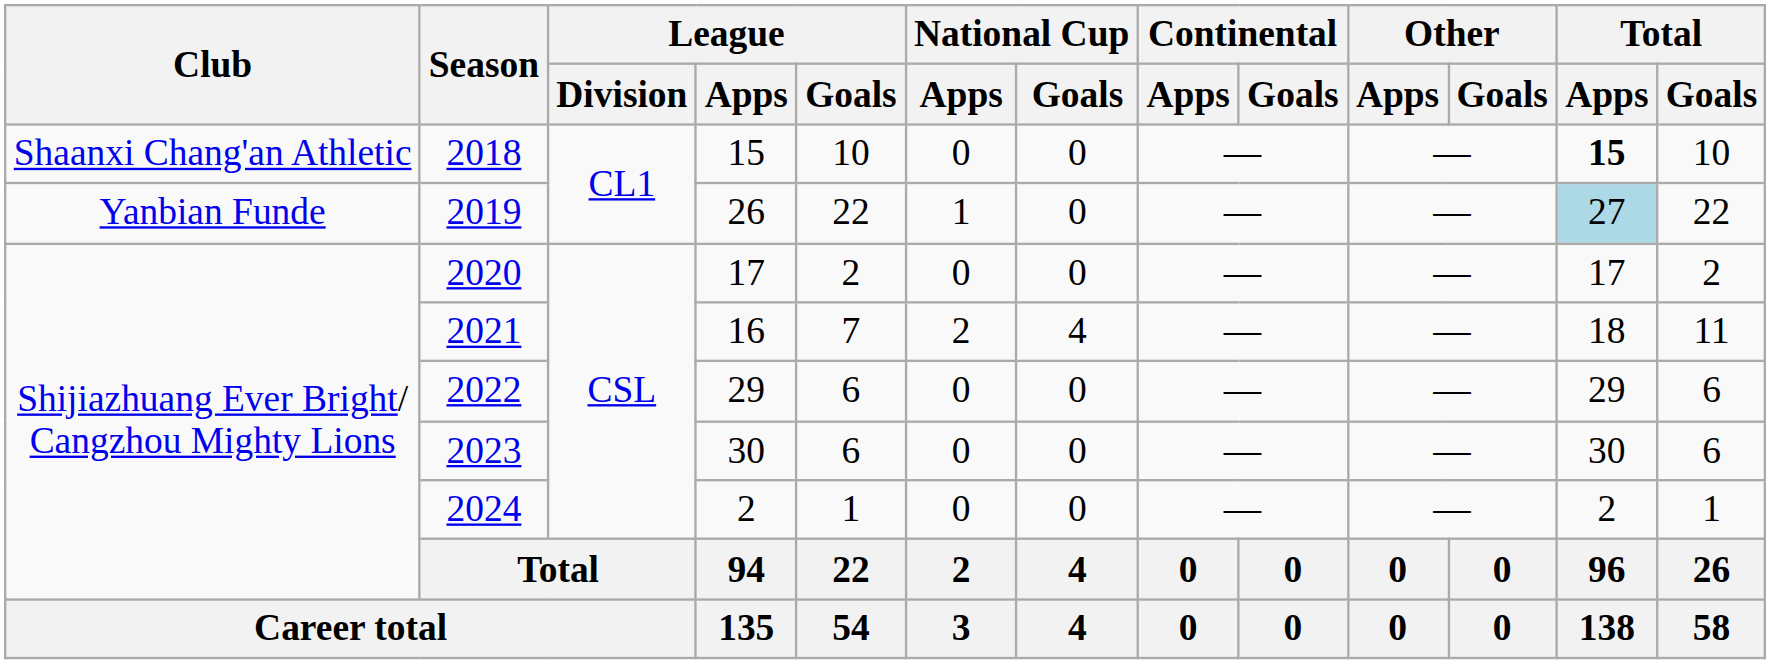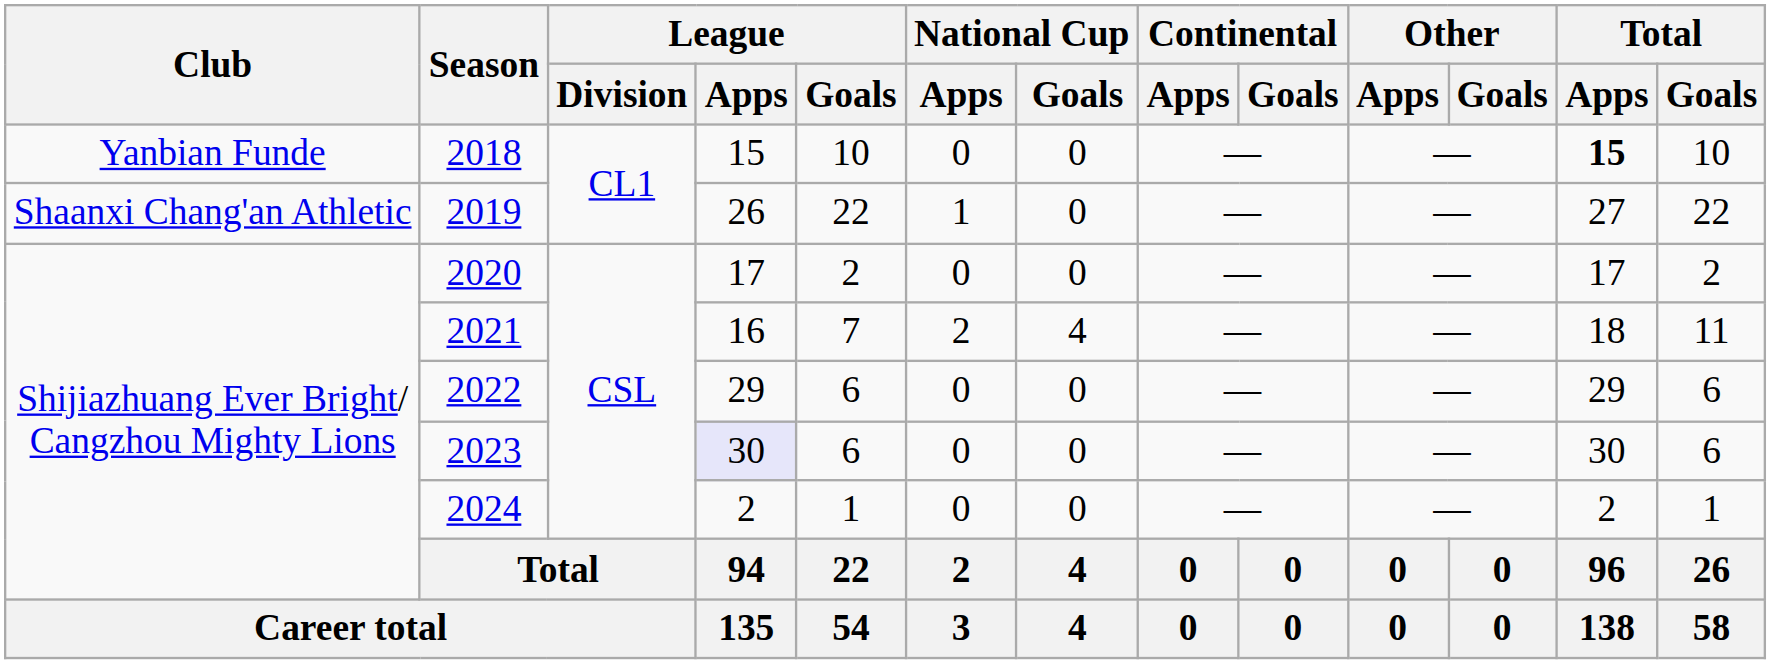(213, 152) Shaanxi Chang'an Athletic -> (213, 152) Yanbian Funde
(213, 212) Yanbian Funde -> (213, 212) Shaanxi Chang'an Athletic
(1607, 212) lightblue background -> (1607, 212) no background
(746, 449) no background -> (746, 449) lavender background
